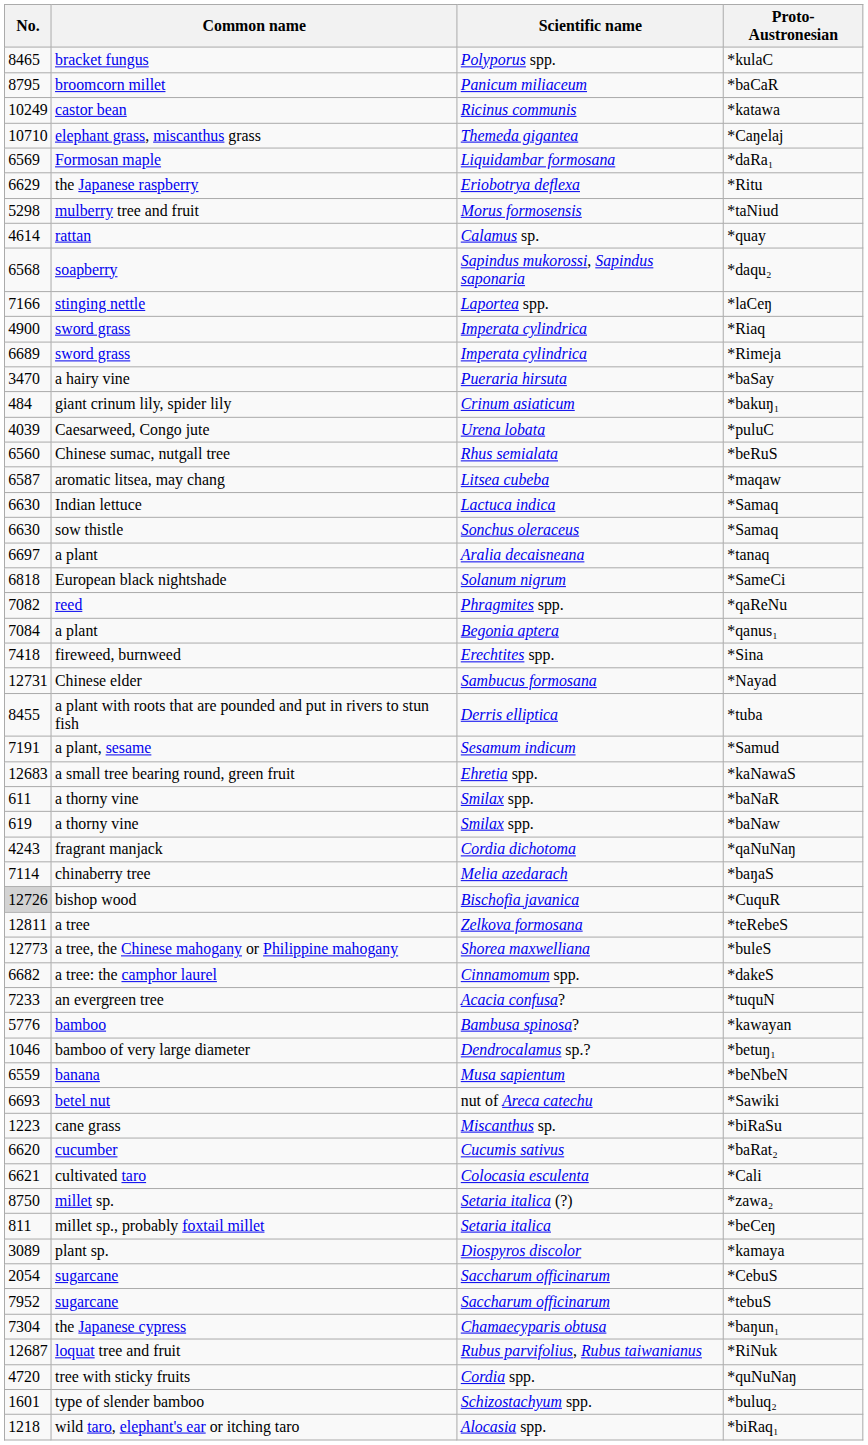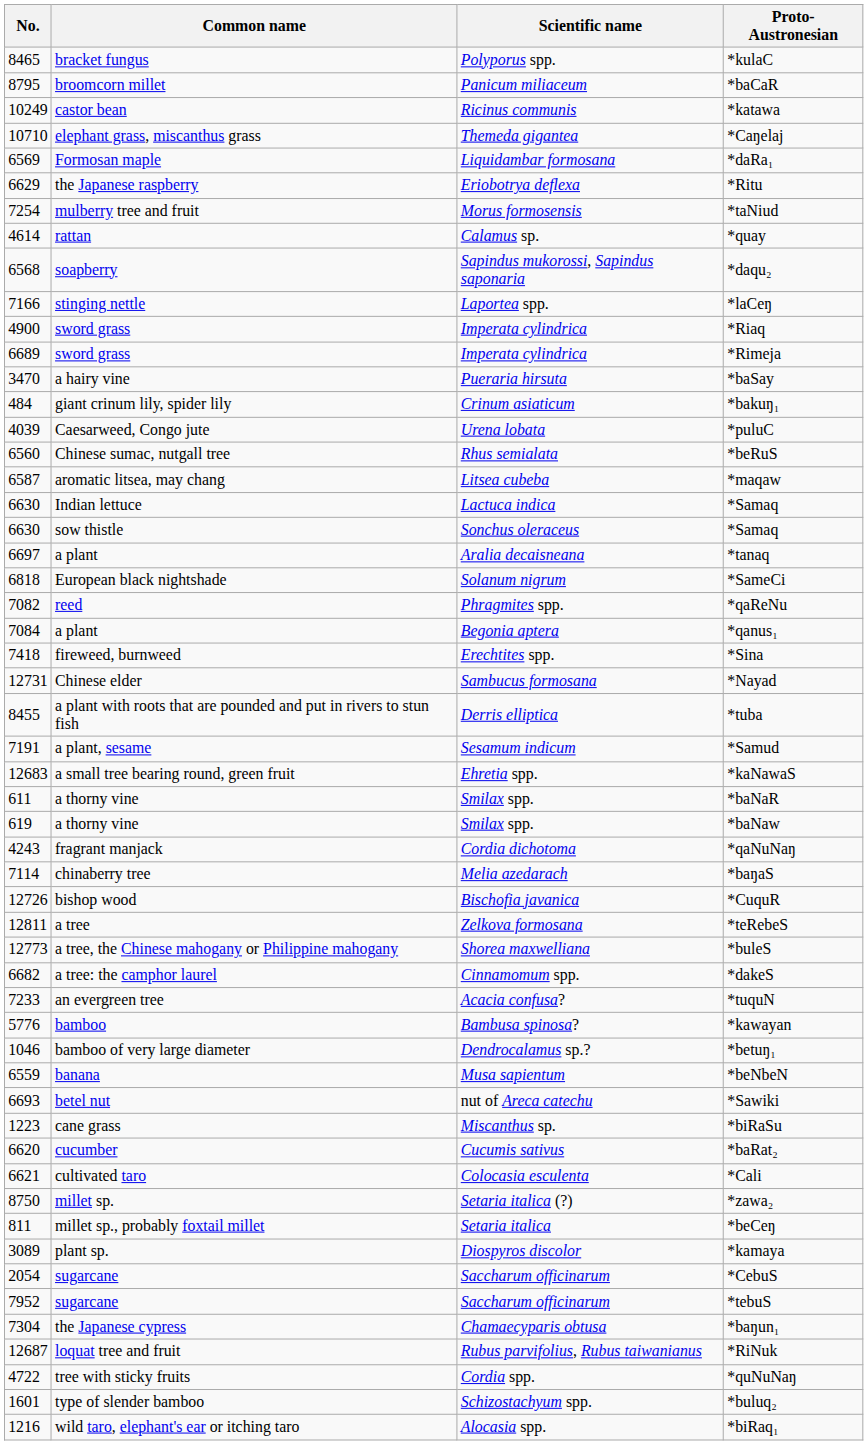(24, 210) 5298 -> (24, 210) 7254
(28, 899) lightgrey background -> (28, 899) no background
(24, 1376) 4720 -> (24, 1376) 4722
(24, 1427) 1218 -> (24, 1427) 1216
